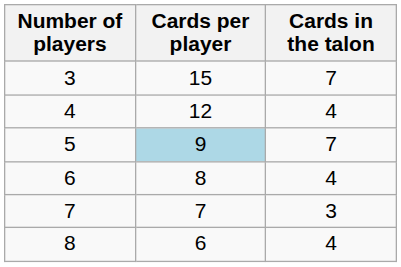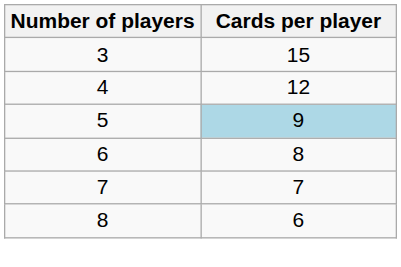- column: (331, 32)
